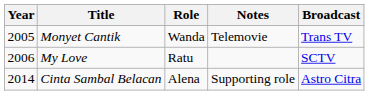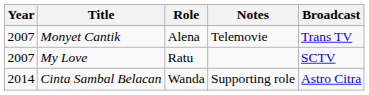(21, 36) 2005 -> (21, 36) 2007
(186, 36) Wanda -> (184, 36) Alena
(21, 57) 2006 -> (21, 57) 2007
(184, 79) Alena -> (186, 79) Wanda
